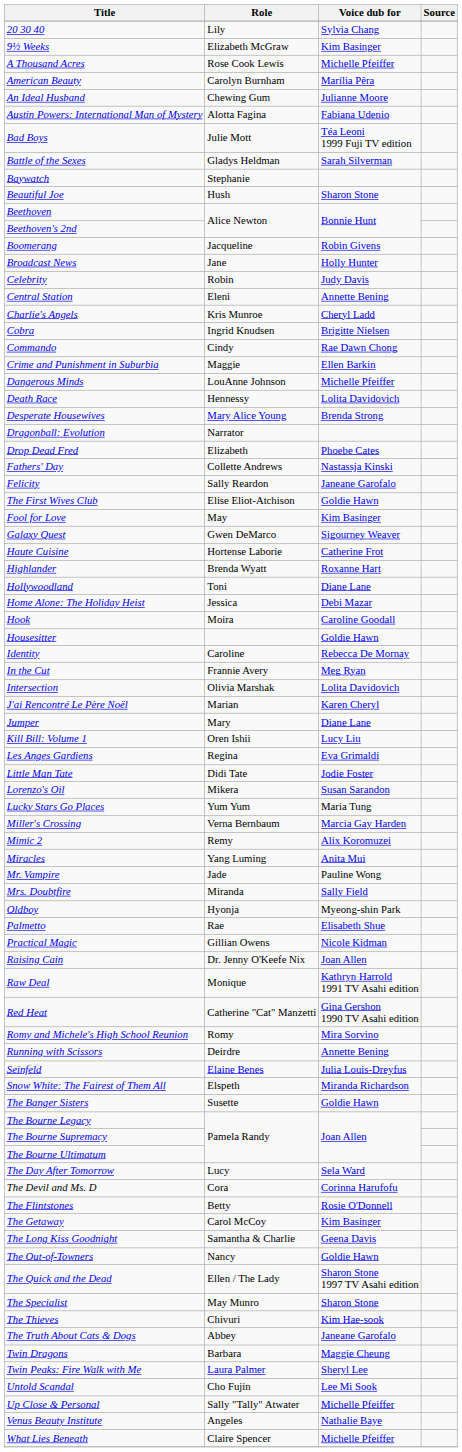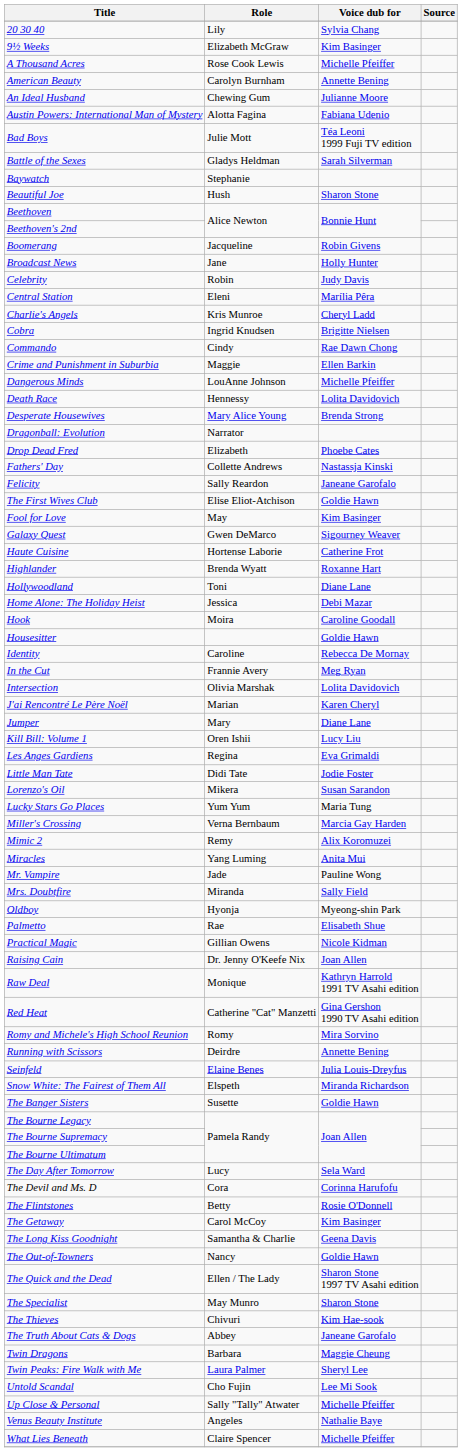(348, 81) Marília Pêra -> (355, 81) Annette Bening
(355, 297) Annette Bening -> (348, 297) Marília Pêra
